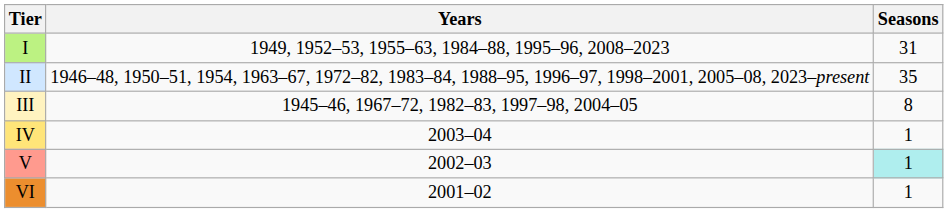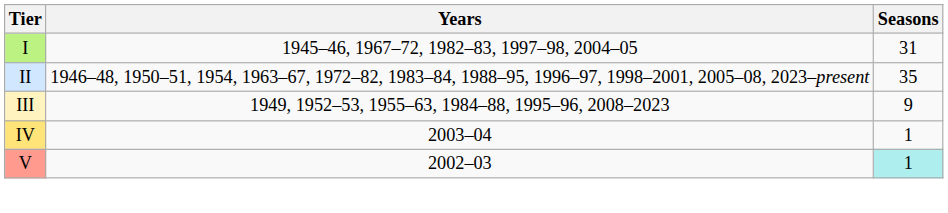(460, 47) 1949, 1952–53, 1955–63, 1984–88, 1995–96, 2008–2023 -> (460, 47) 1945–46, 1967–72, 1982–83, 1997–98, 2004–05
(460, 105) 1945–46, 1967–72, 1982–83, 1997–98, 2004–05 -> (460, 105) 1949, 1952–53, 1955–63, 1984–88, 1995–96, 2008–2023
(908, 105) 8 -> (908, 105) 9
- row: (25, 192)
